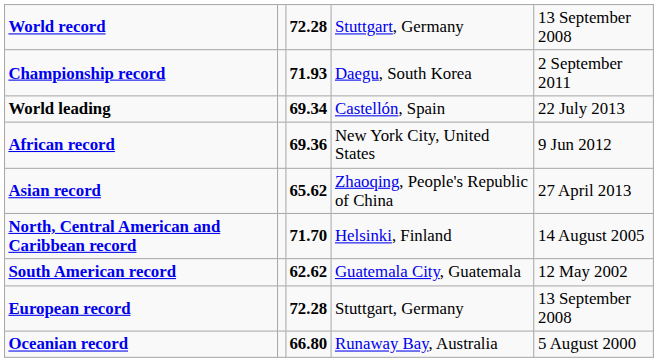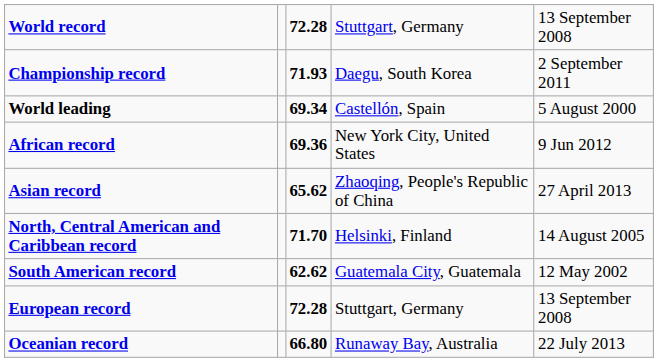(581, 108) 22 July 2013 -> (587, 108) 5 August 2000
(587, 344) 5 August 2000 -> (581, 344) 22 July 2013
